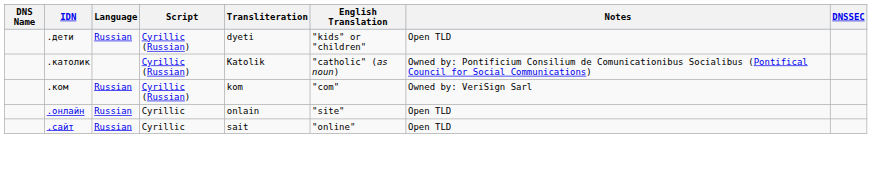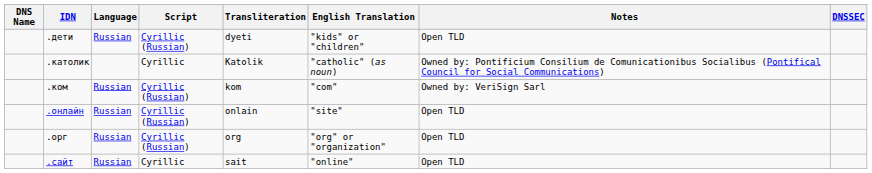(166, 67) Cyrillic (Russian) -> (163, 62) Cyrillic
(163, 112) Cyrillic -> (165, 117) Cyrillic (Russian)
+ row: (57, 137)
